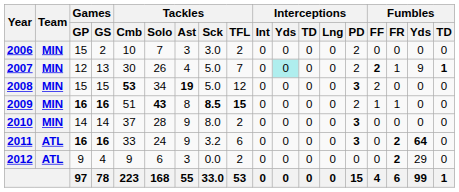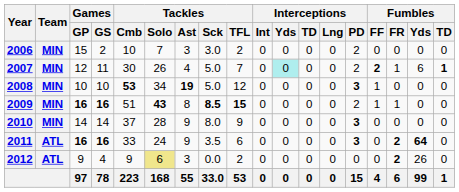(103, 68) 13 -> (103, 68) 11
(420, 68) 9 -> (420, 68) 6
(81, 86) 15 -> (81, 86) 10
(103, 86) 15 -> (103, 86) 10
(377, 86) 2 -> (377, 86) 1
(240, 123) 2 -> (240, 123) 9
(213, 141) 3.2 -> (213, 141) 3.5
(160, 159) no background -> (160, 159) khaki background
(420, 159) 29 -> (420, 159) 26
